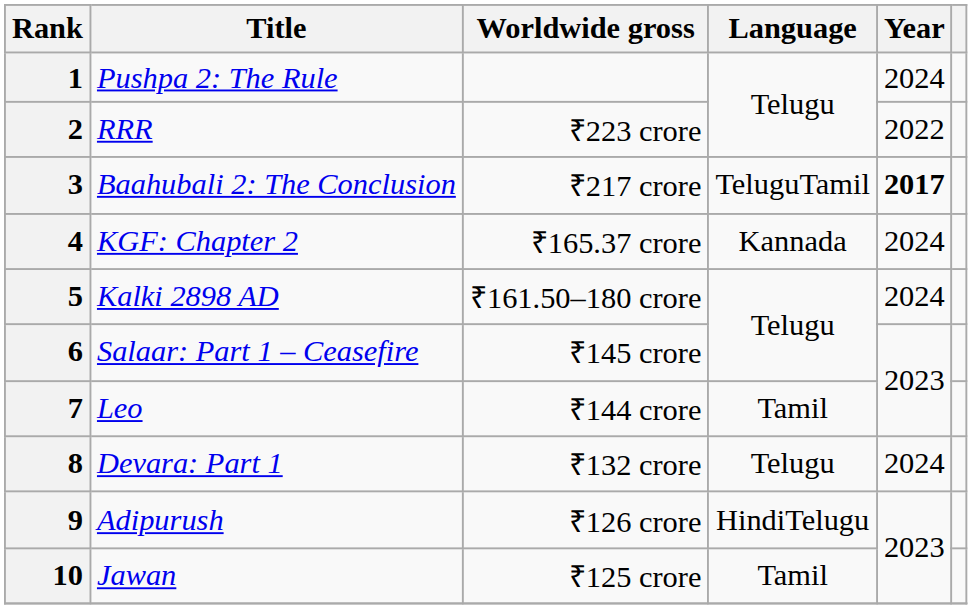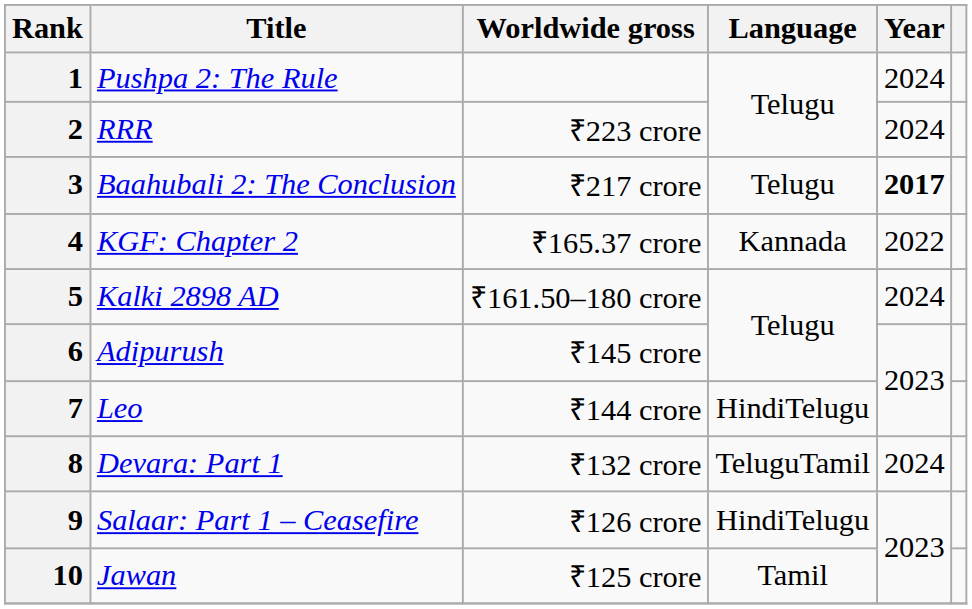(914, 128) 2022 -> (914, 128) 2024
(793, 184) TeluguTamil -> (793, 184) Telugu
(914, 240) 2024 -> (914, 240) 2022
(258, 352) Salaar: Part 1 – Ceasefire -> (160, 352) Adipurush
(793, 407) Tamil -> (793, 407) HindiTelugu
(793, 463) Telugu -> (793, 463) TeluguTamil
(160, 519) Adipurush -> (258, 519) Salaar: Part 1 – Ceasefire
